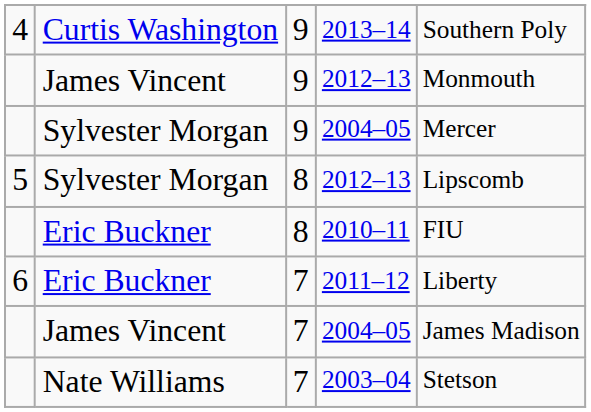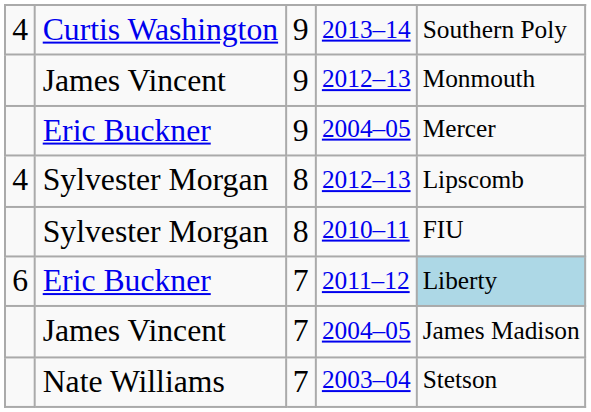(156, 130) Sylvester Morgan -> (127, 130) Eric Buckner
(20, 180) 5 -> (20, 180) 4
(127, 230) Eric Buckner -> (156, 230) Sylvester Morgan
(460, 280) no background -> (460, 280) lightblue background
